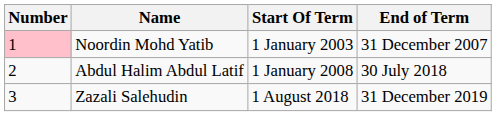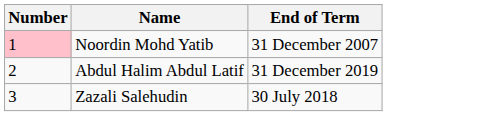- column: (302, 17)
(404, 70) 30 July 2018 -> (315, 70) 31 December 2019
(424, 96) 31 December 2019 -> (295, 96) 30 July 2018
